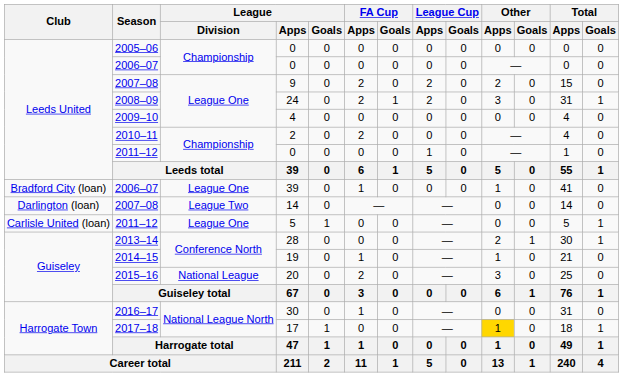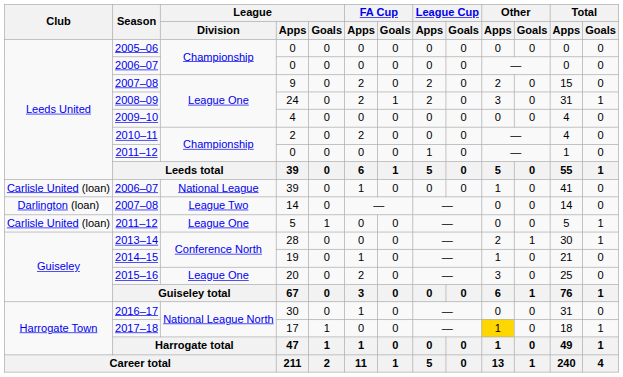(58, 188) Bradford City (loan) -> (58, 188) Carlisle United (loan)
(218, 188) League One -> (218, 188) National League
(218, 275) National League -> (218, 275) League One
